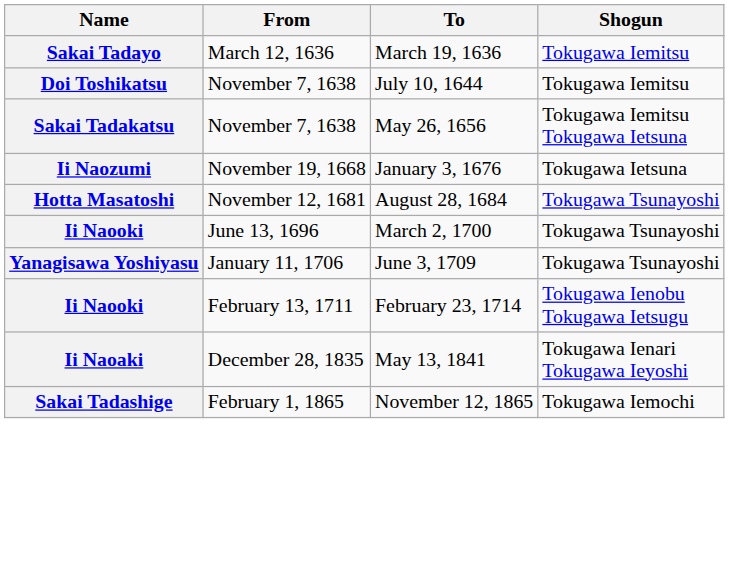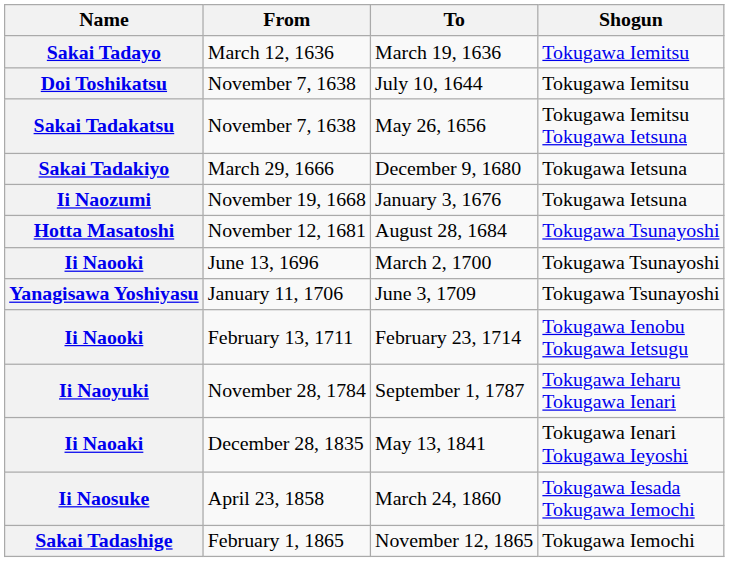+ row: (104, 168)
+ row: (104, 390)
+ row: (104, 498)
